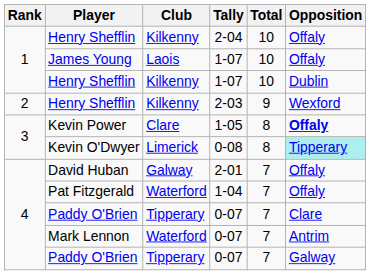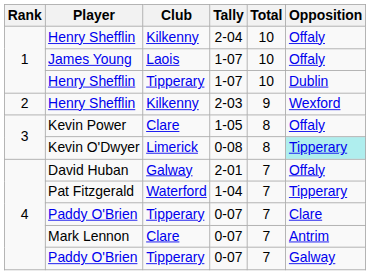(172, 81) Kilkenny -> (175, 81) Tipperary
(309, 125) bold -> (307, 125) normal
(307, 192) Offaly -> (318, 192) Tipperary
(176, 236) Waterford -> (163, 236) Clare
